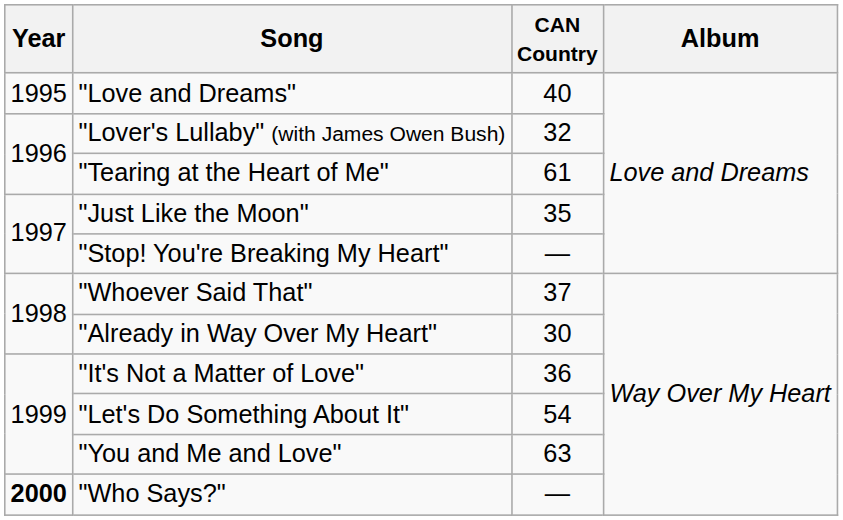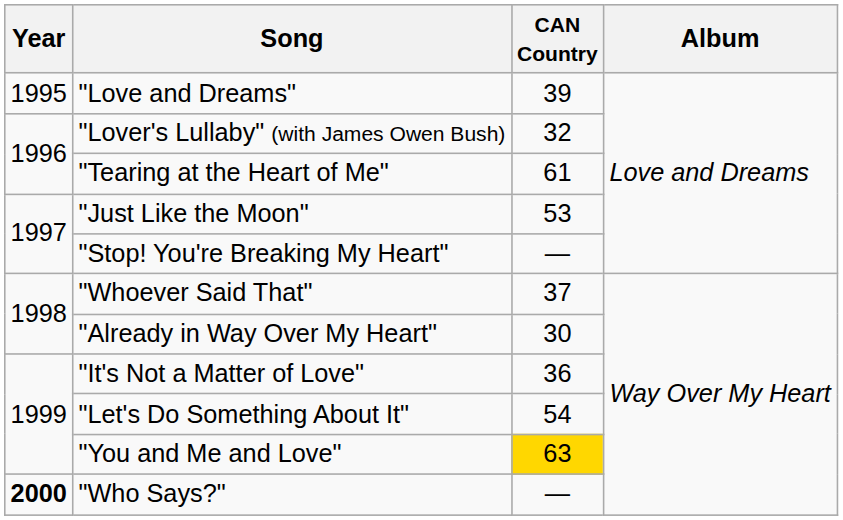(557, 93) 40 -> (557, 93) 39
(557, 213) 35 -> (557, 213) 53
(557, 453) no background -> (557, 453) gold background
